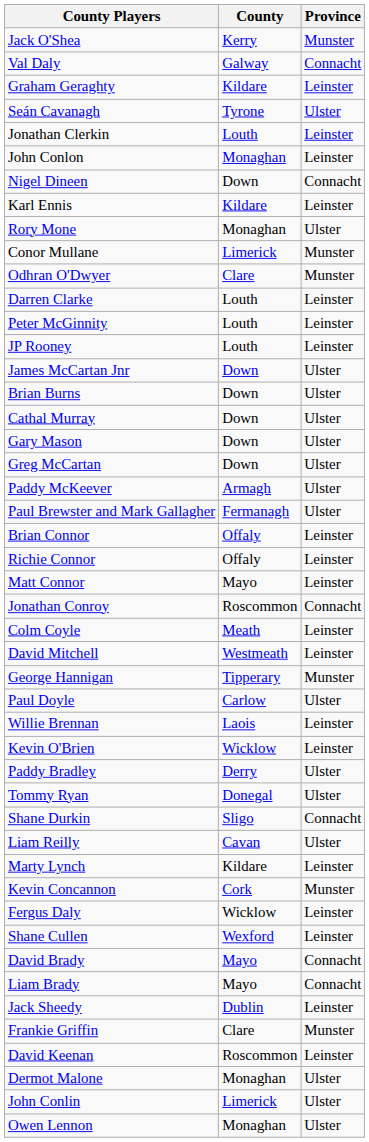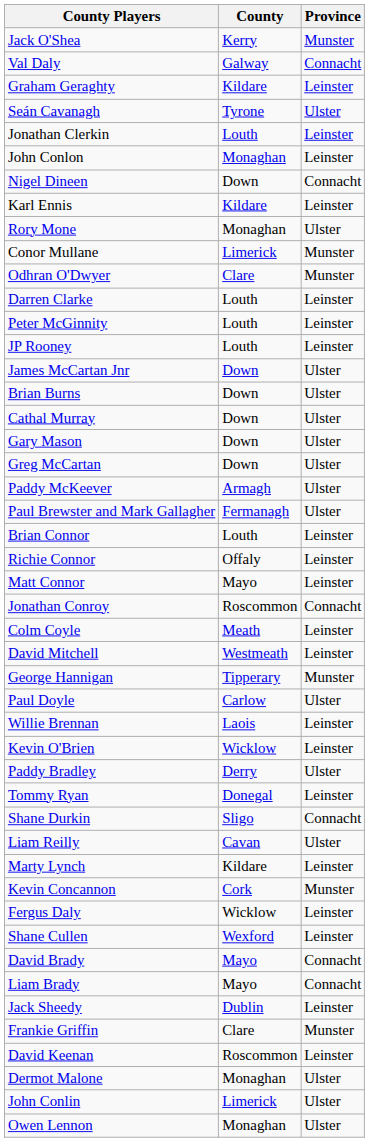(241, 535) Offaly -> (240, 535) Louth
(322, 795) Ulster -> (329, 795) Leinster
